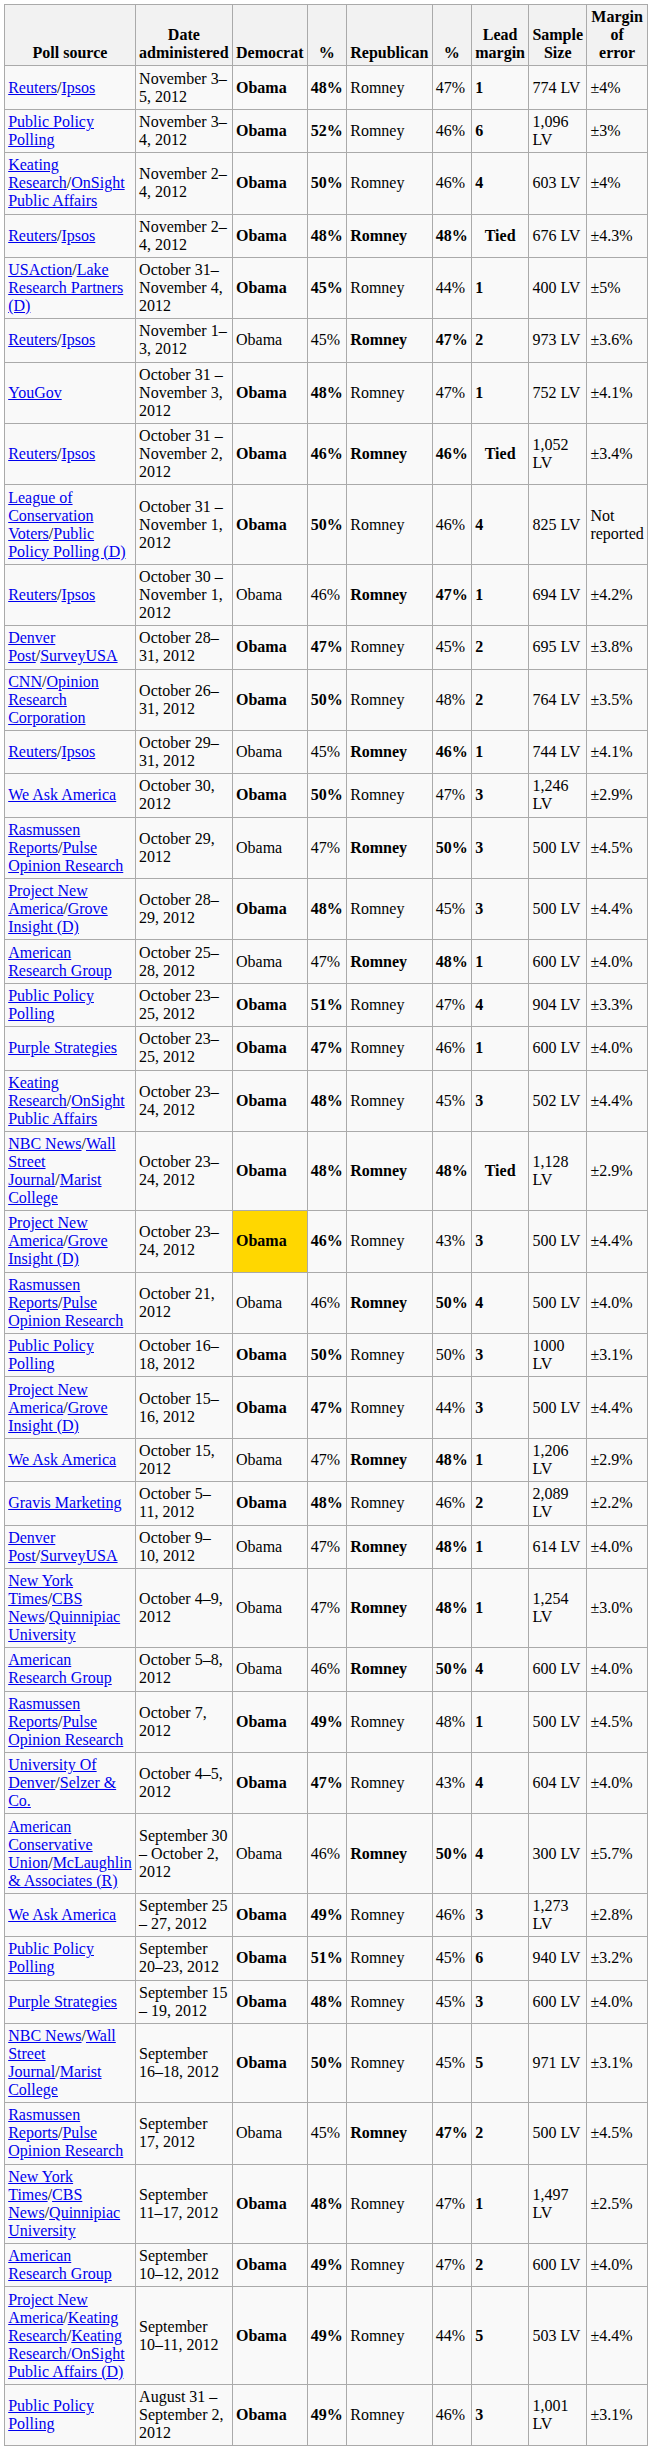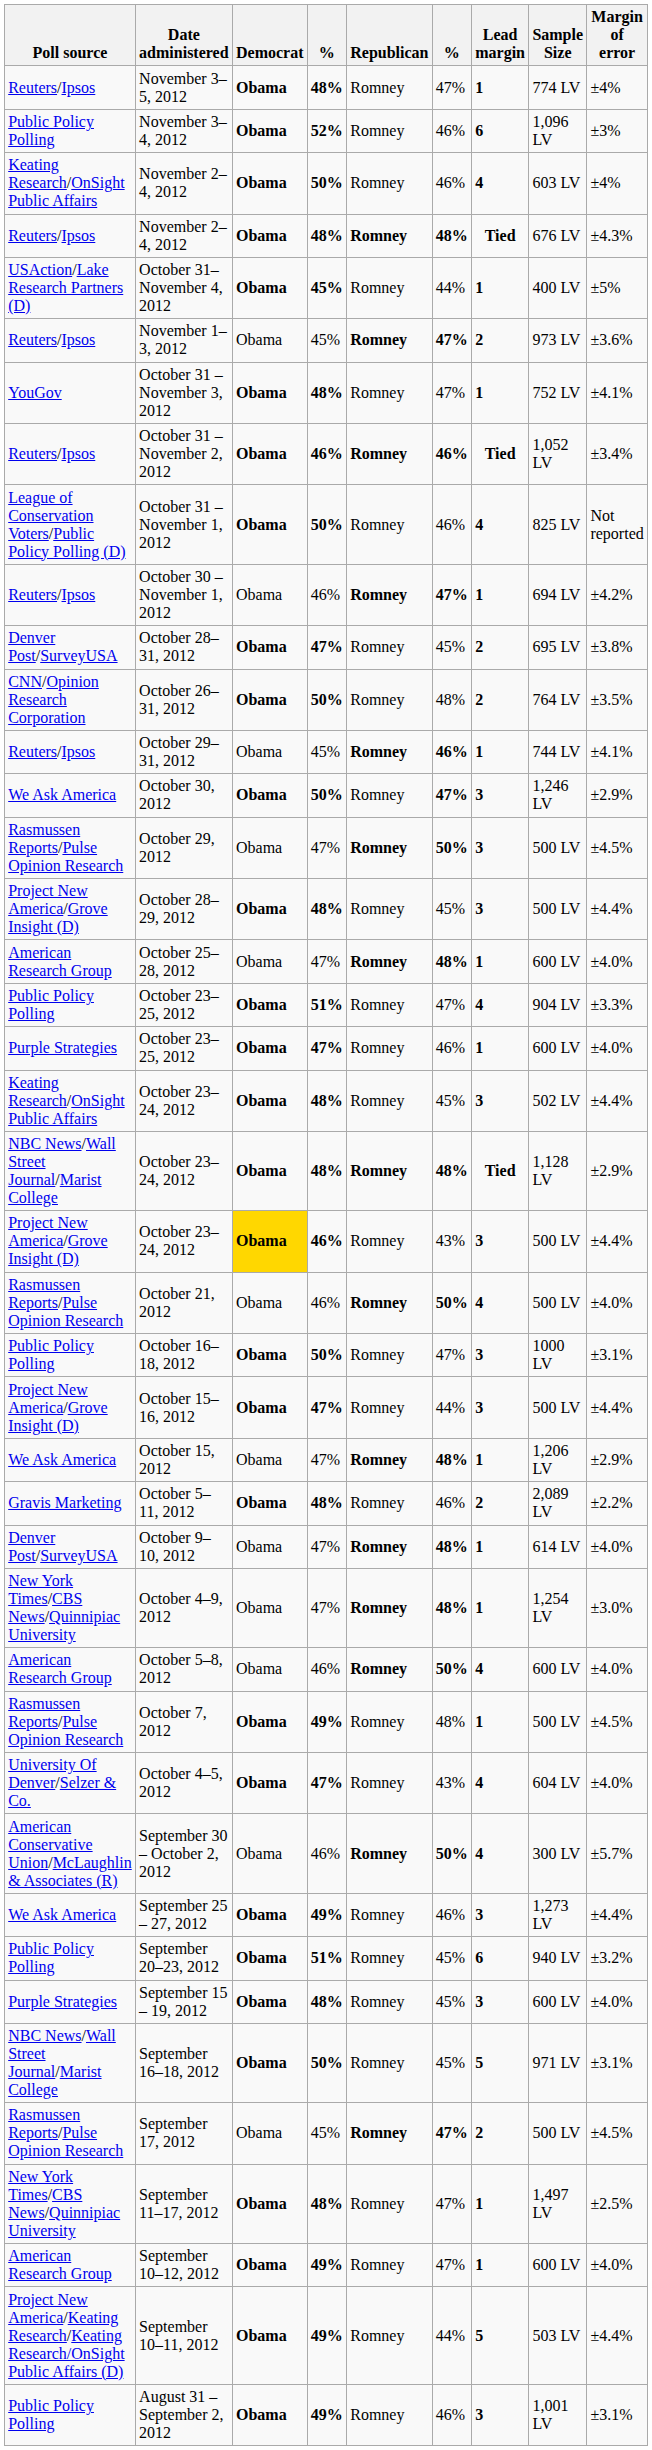(451, 795) normal -> (452, 795) bold
(451, 1355) 50% -> (451, 1355) 47%
(611, 1914) ±2.8% -> (611, 1914) ±4.4%
(479, 2265) 2 -> (479, 2265) 1
